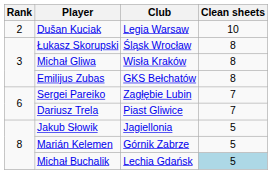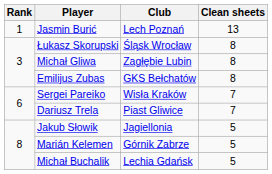+ row: (67, 29)
- row: (69, 29)
(155, 62) Wisła Kraków -> (157, 62) Zagłębie Lubin
(157, 95) Zagłębie Lubin -> (155, 95) Wisła Kraków
(233, 161) lightblue background -> (233, 161) no background
